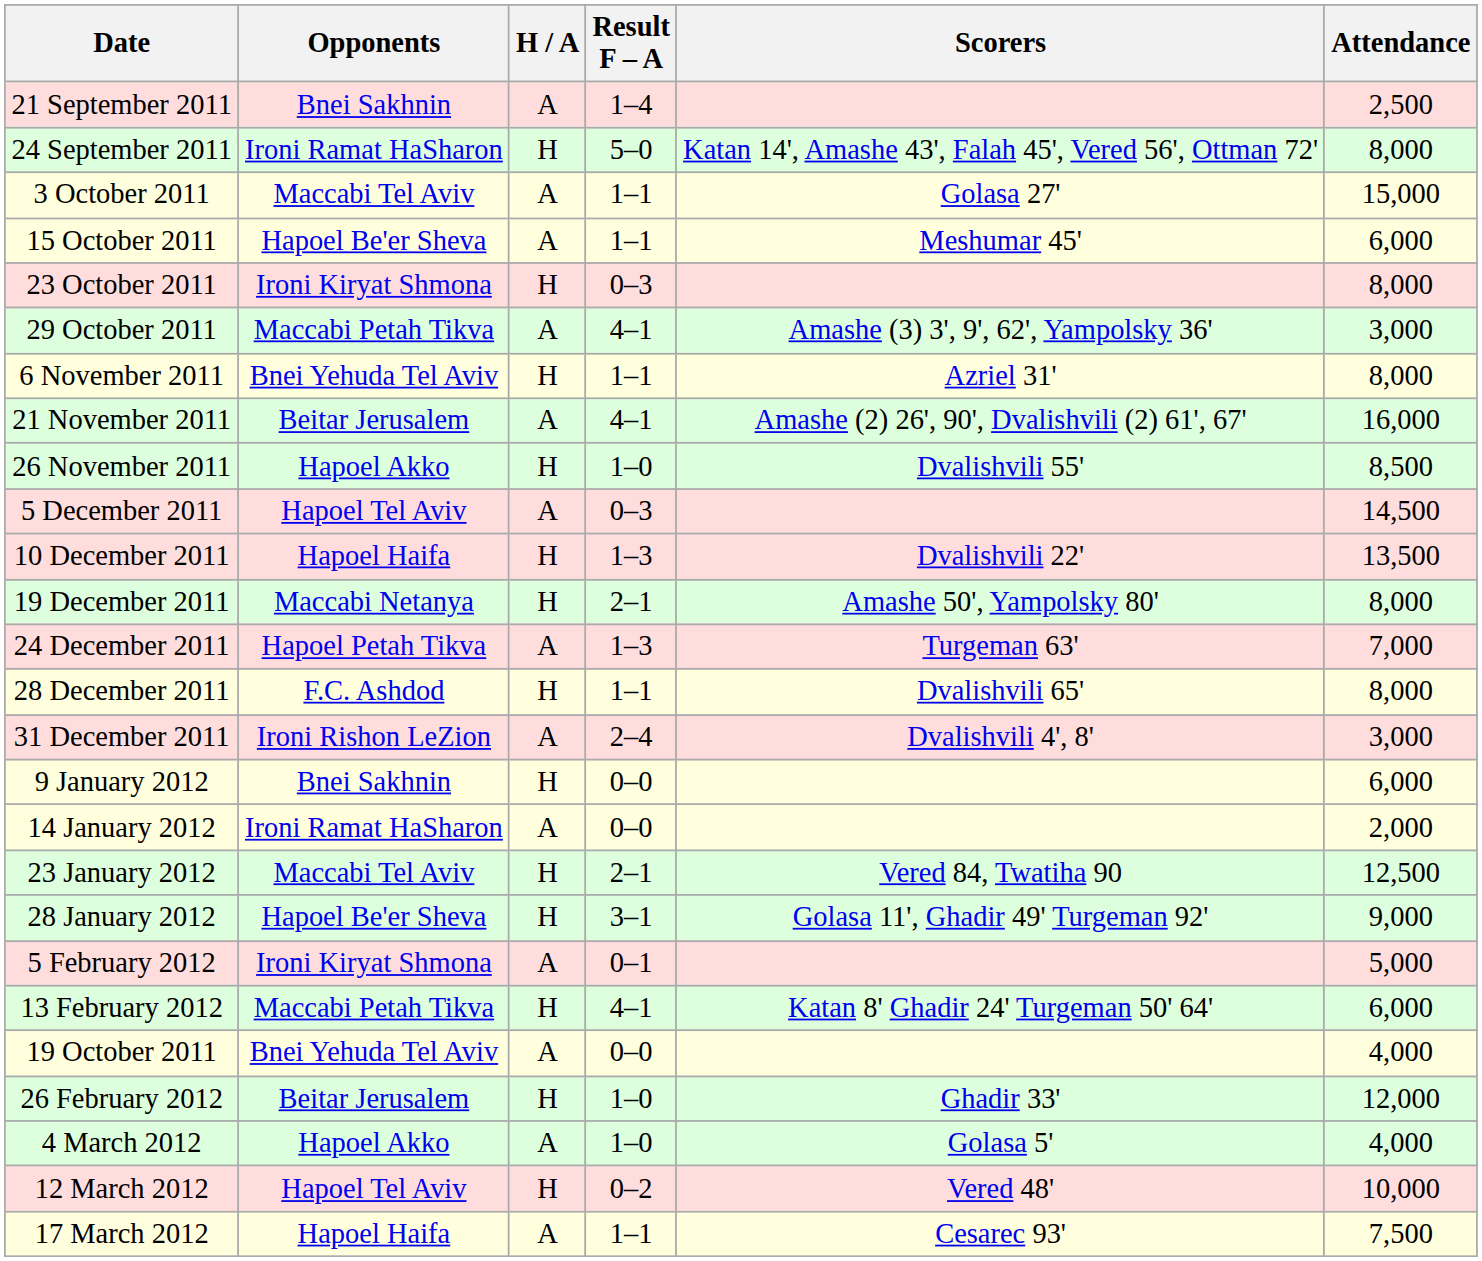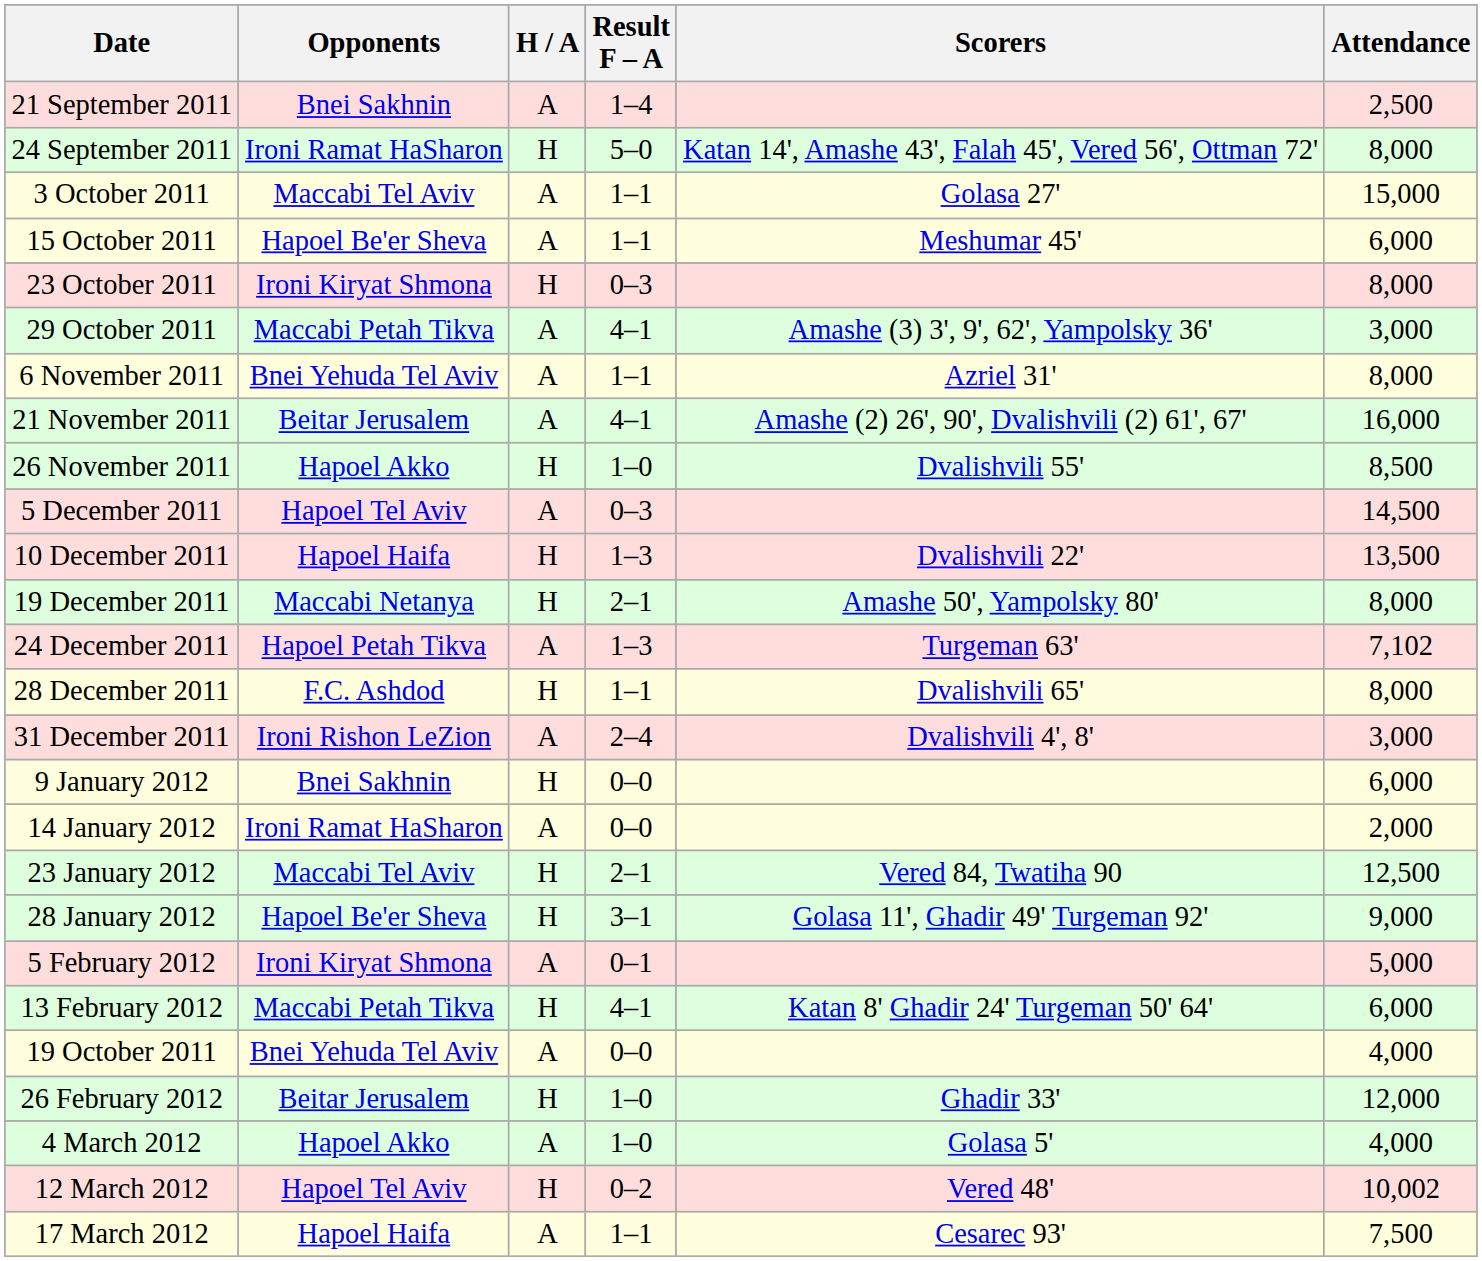(548, 375) H -> (548, 375) A
(1401, 646) 7,000 -> (1401, 646) 7,102
(1401, 1188) 10,000 -> (1401, 1188) 10,002
